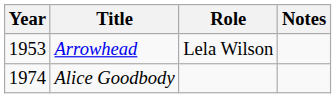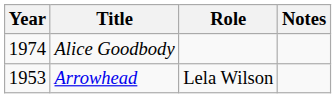rows swapped: (96, 48) <-> (115, 78)
